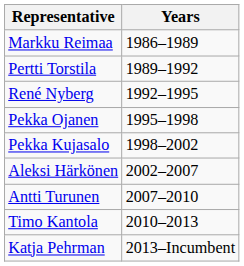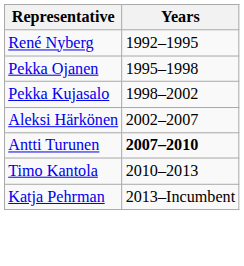- row: (61, 42)
- row: (52, 68)
(162, 196) normal -> (162, 145) bold
